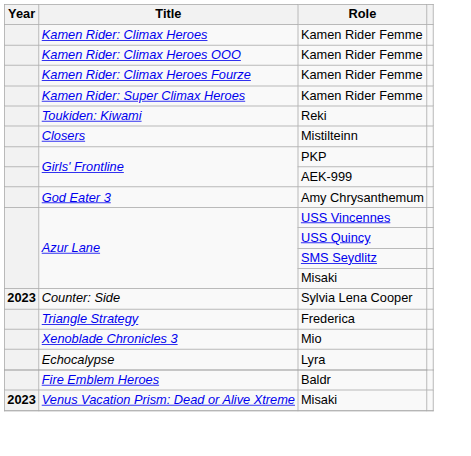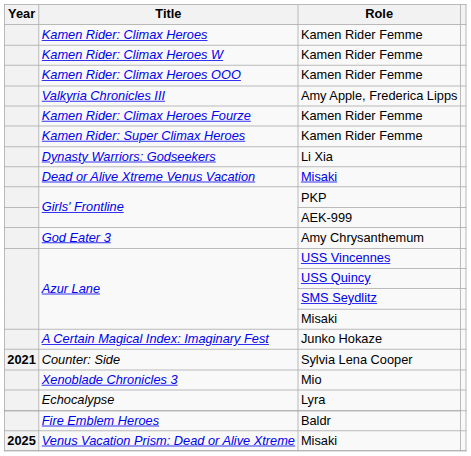+ row: (132, 55)
+ row: (103, 95)
- row: (92, 116)
- row: (63, 136)
+ row: (129, 156)
+ row: (148, 177)
+ row: (155, 339)
(22, 298) 2023 -> (22, 359) 2021
- row: (90, 319)
(22, 400) 2023 -> (22, 440) 2025
